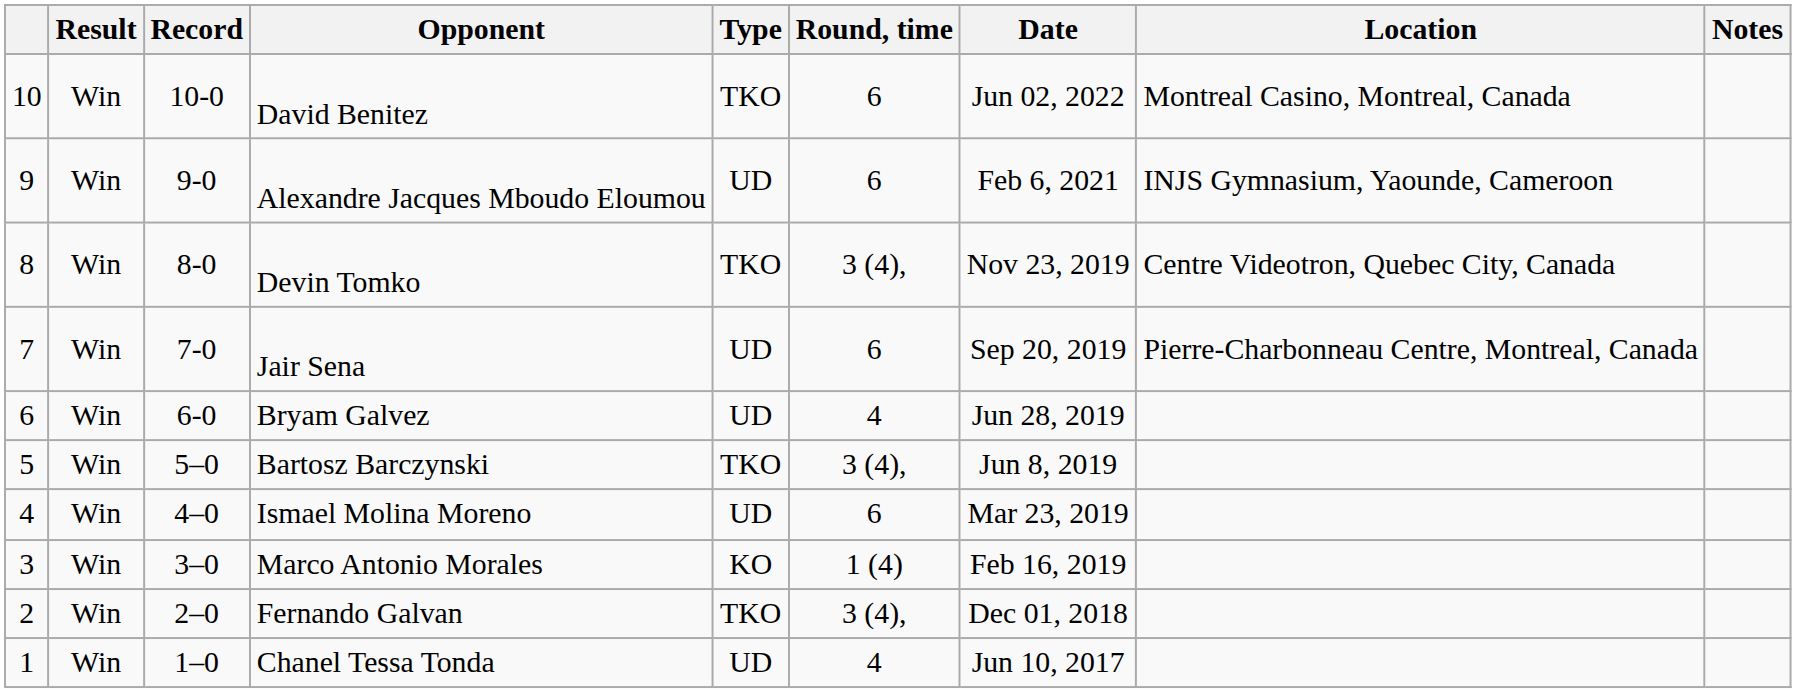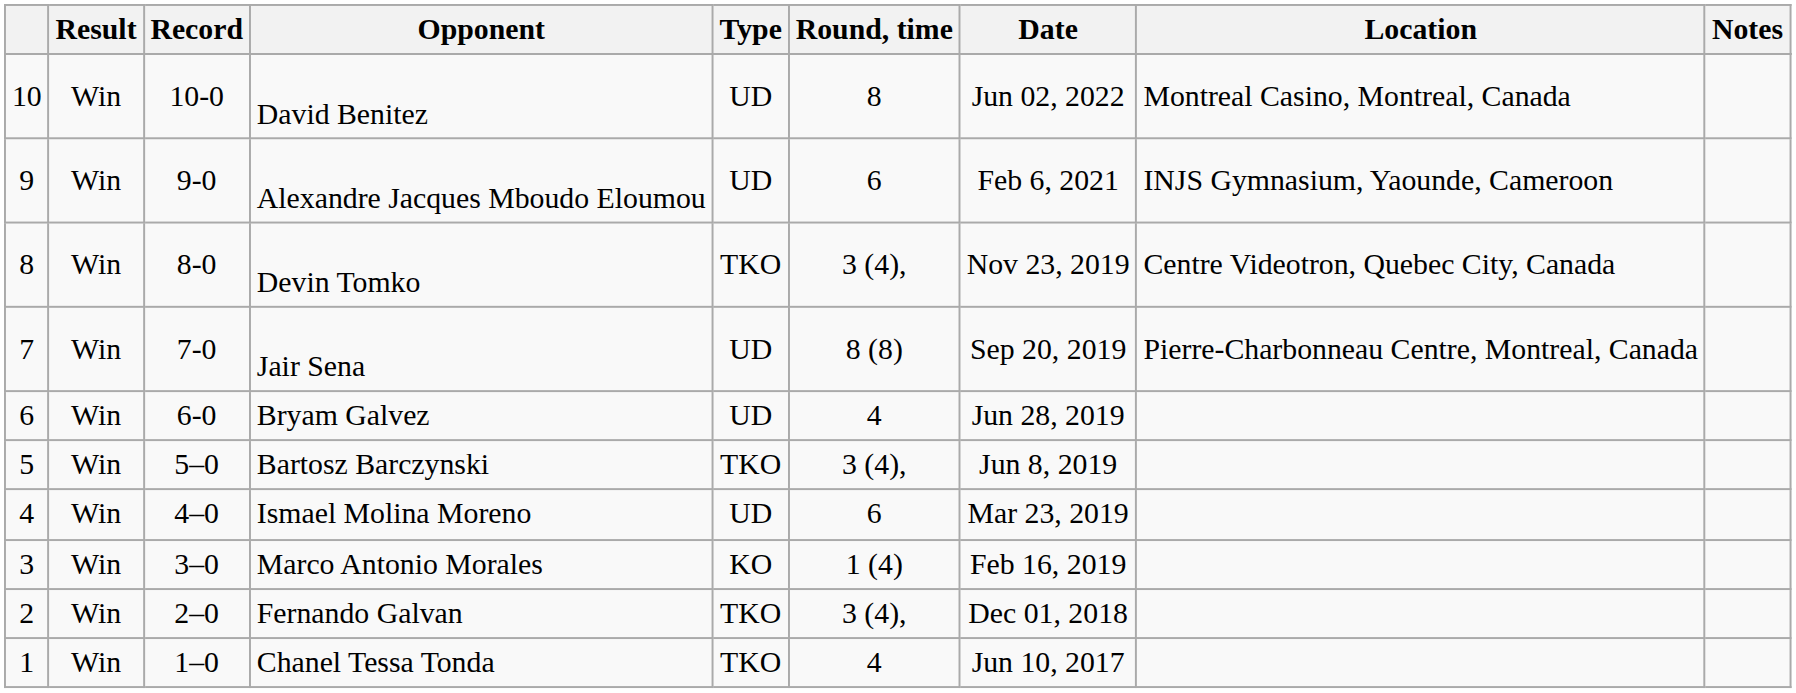(751, 96) TKO -> (751, 96) UD
(874, 96) 6 -> (874, 96) 8
(874, 349) 6 -> (874, 349) 8 (8)
(751, 661) UD -> (751, 661) TKO
